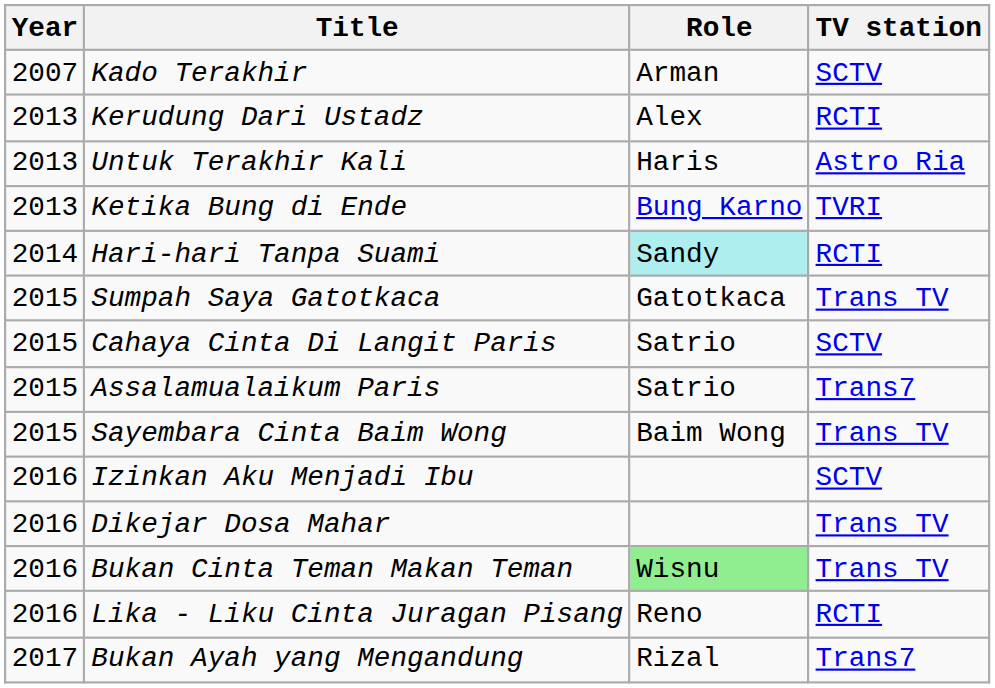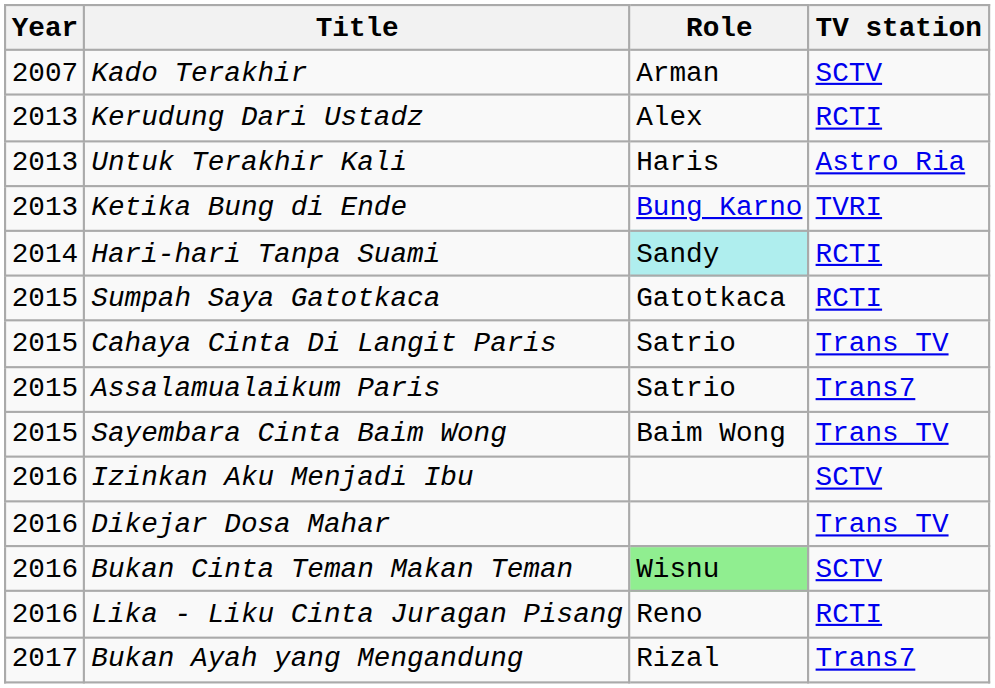(882, 298) Trans TV -> (849, 298) RCTI
(849, 344) SCTV -> (882, 344) Trans TV
(882, 569) Trans TV -> (849, 569) SCTV
